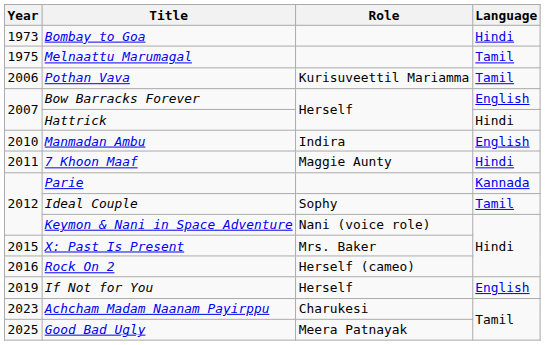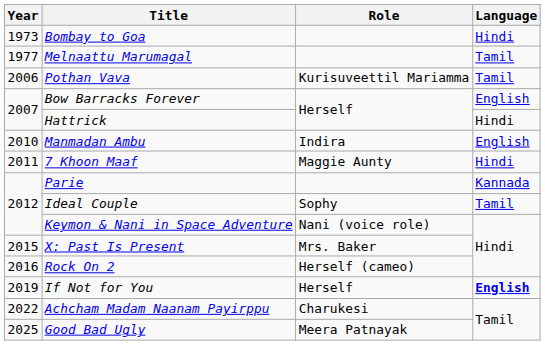(23, 57) 1975 -> (23, 57) 1977
(502, 288) normal -> (502, 288) bold
(23, 309) 2023 -> (23, 309) 2022
